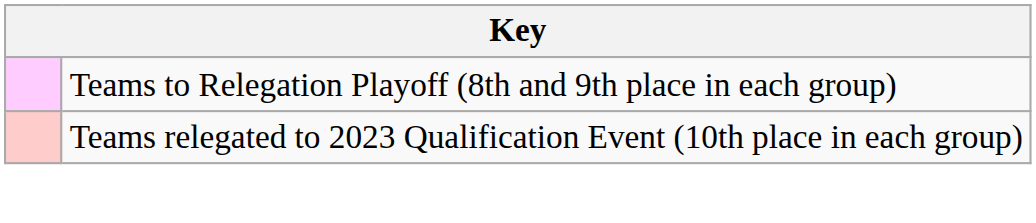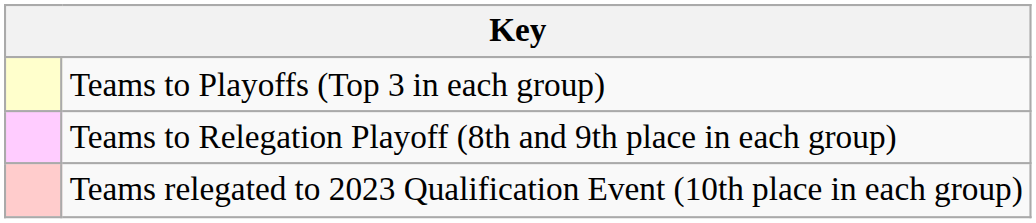+ row: (337, 83)
